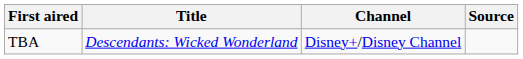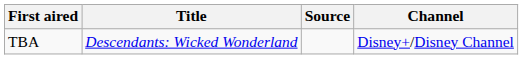columns swapped: (383, 16) <-> (491, 16)
